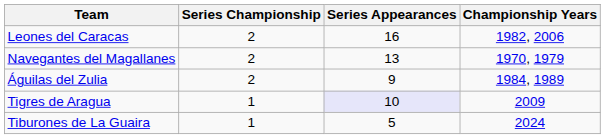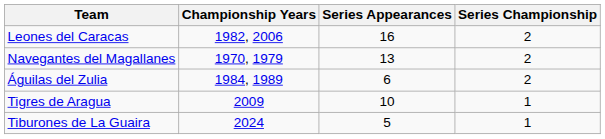columns swapped: (251, 15) <-> (530, 15)
(392, 79) 9 -> (387, 79) 6
(392, 101) lavender background -> (387, 101) no background
